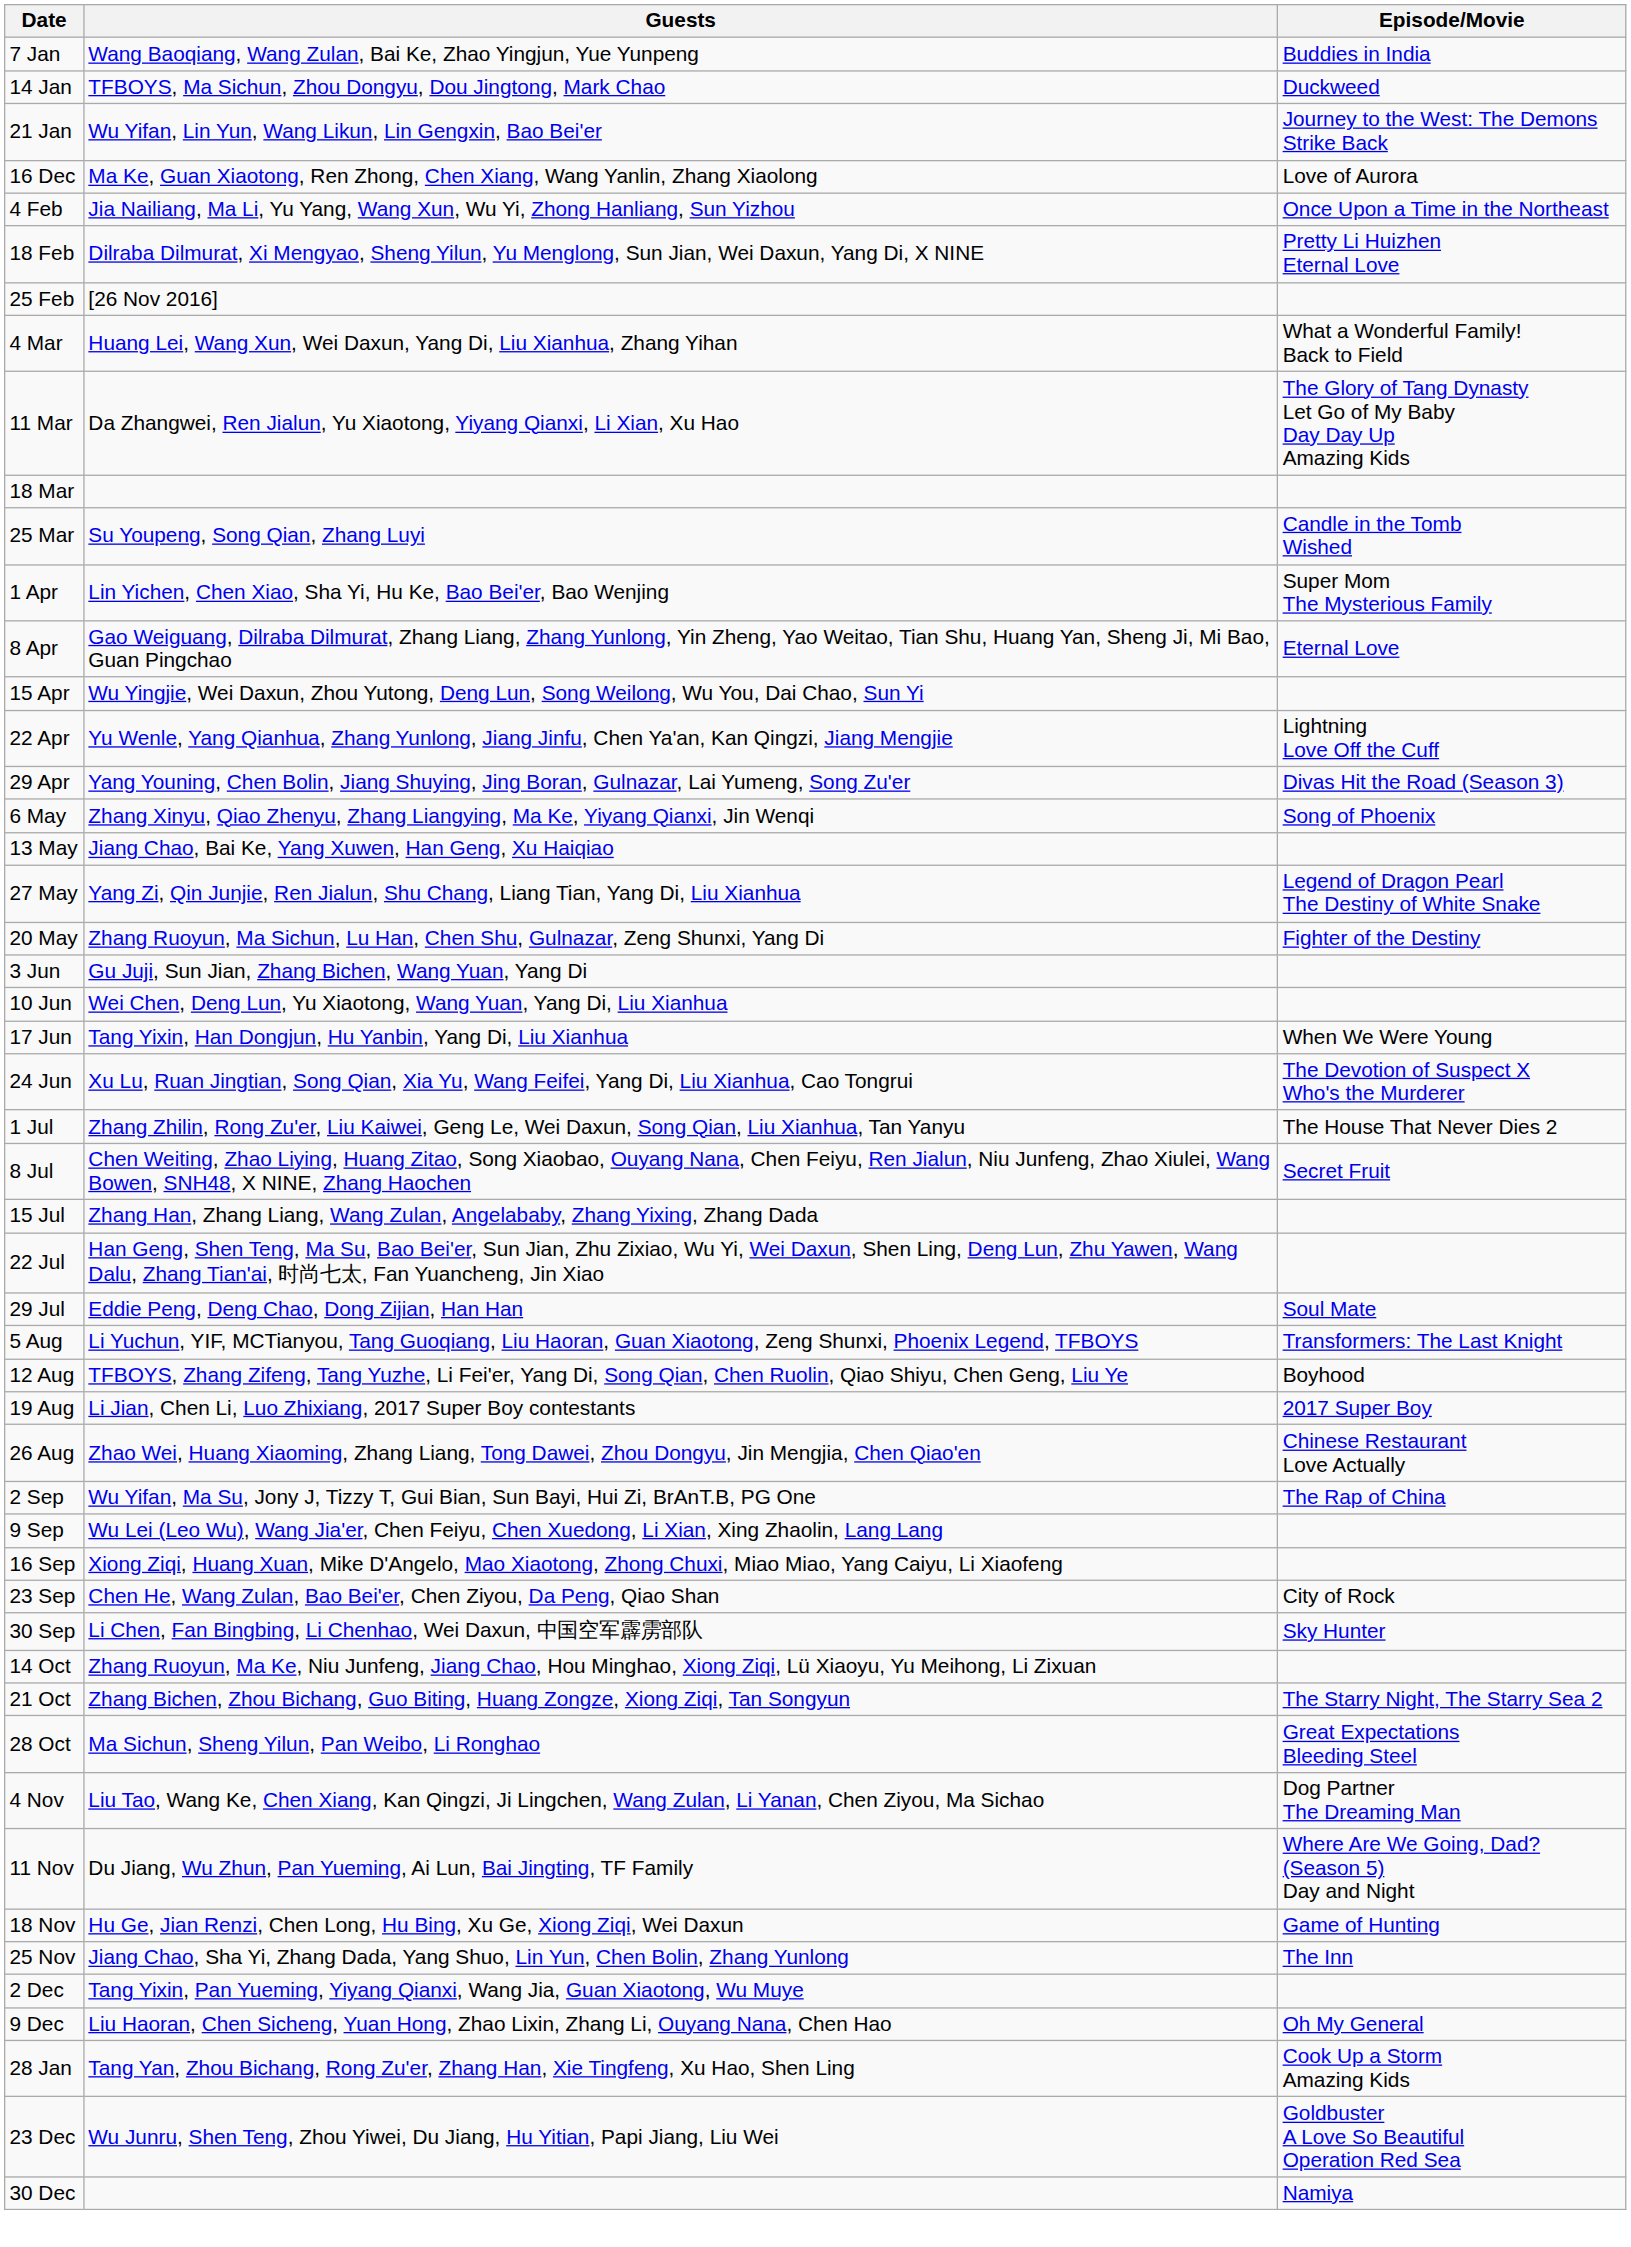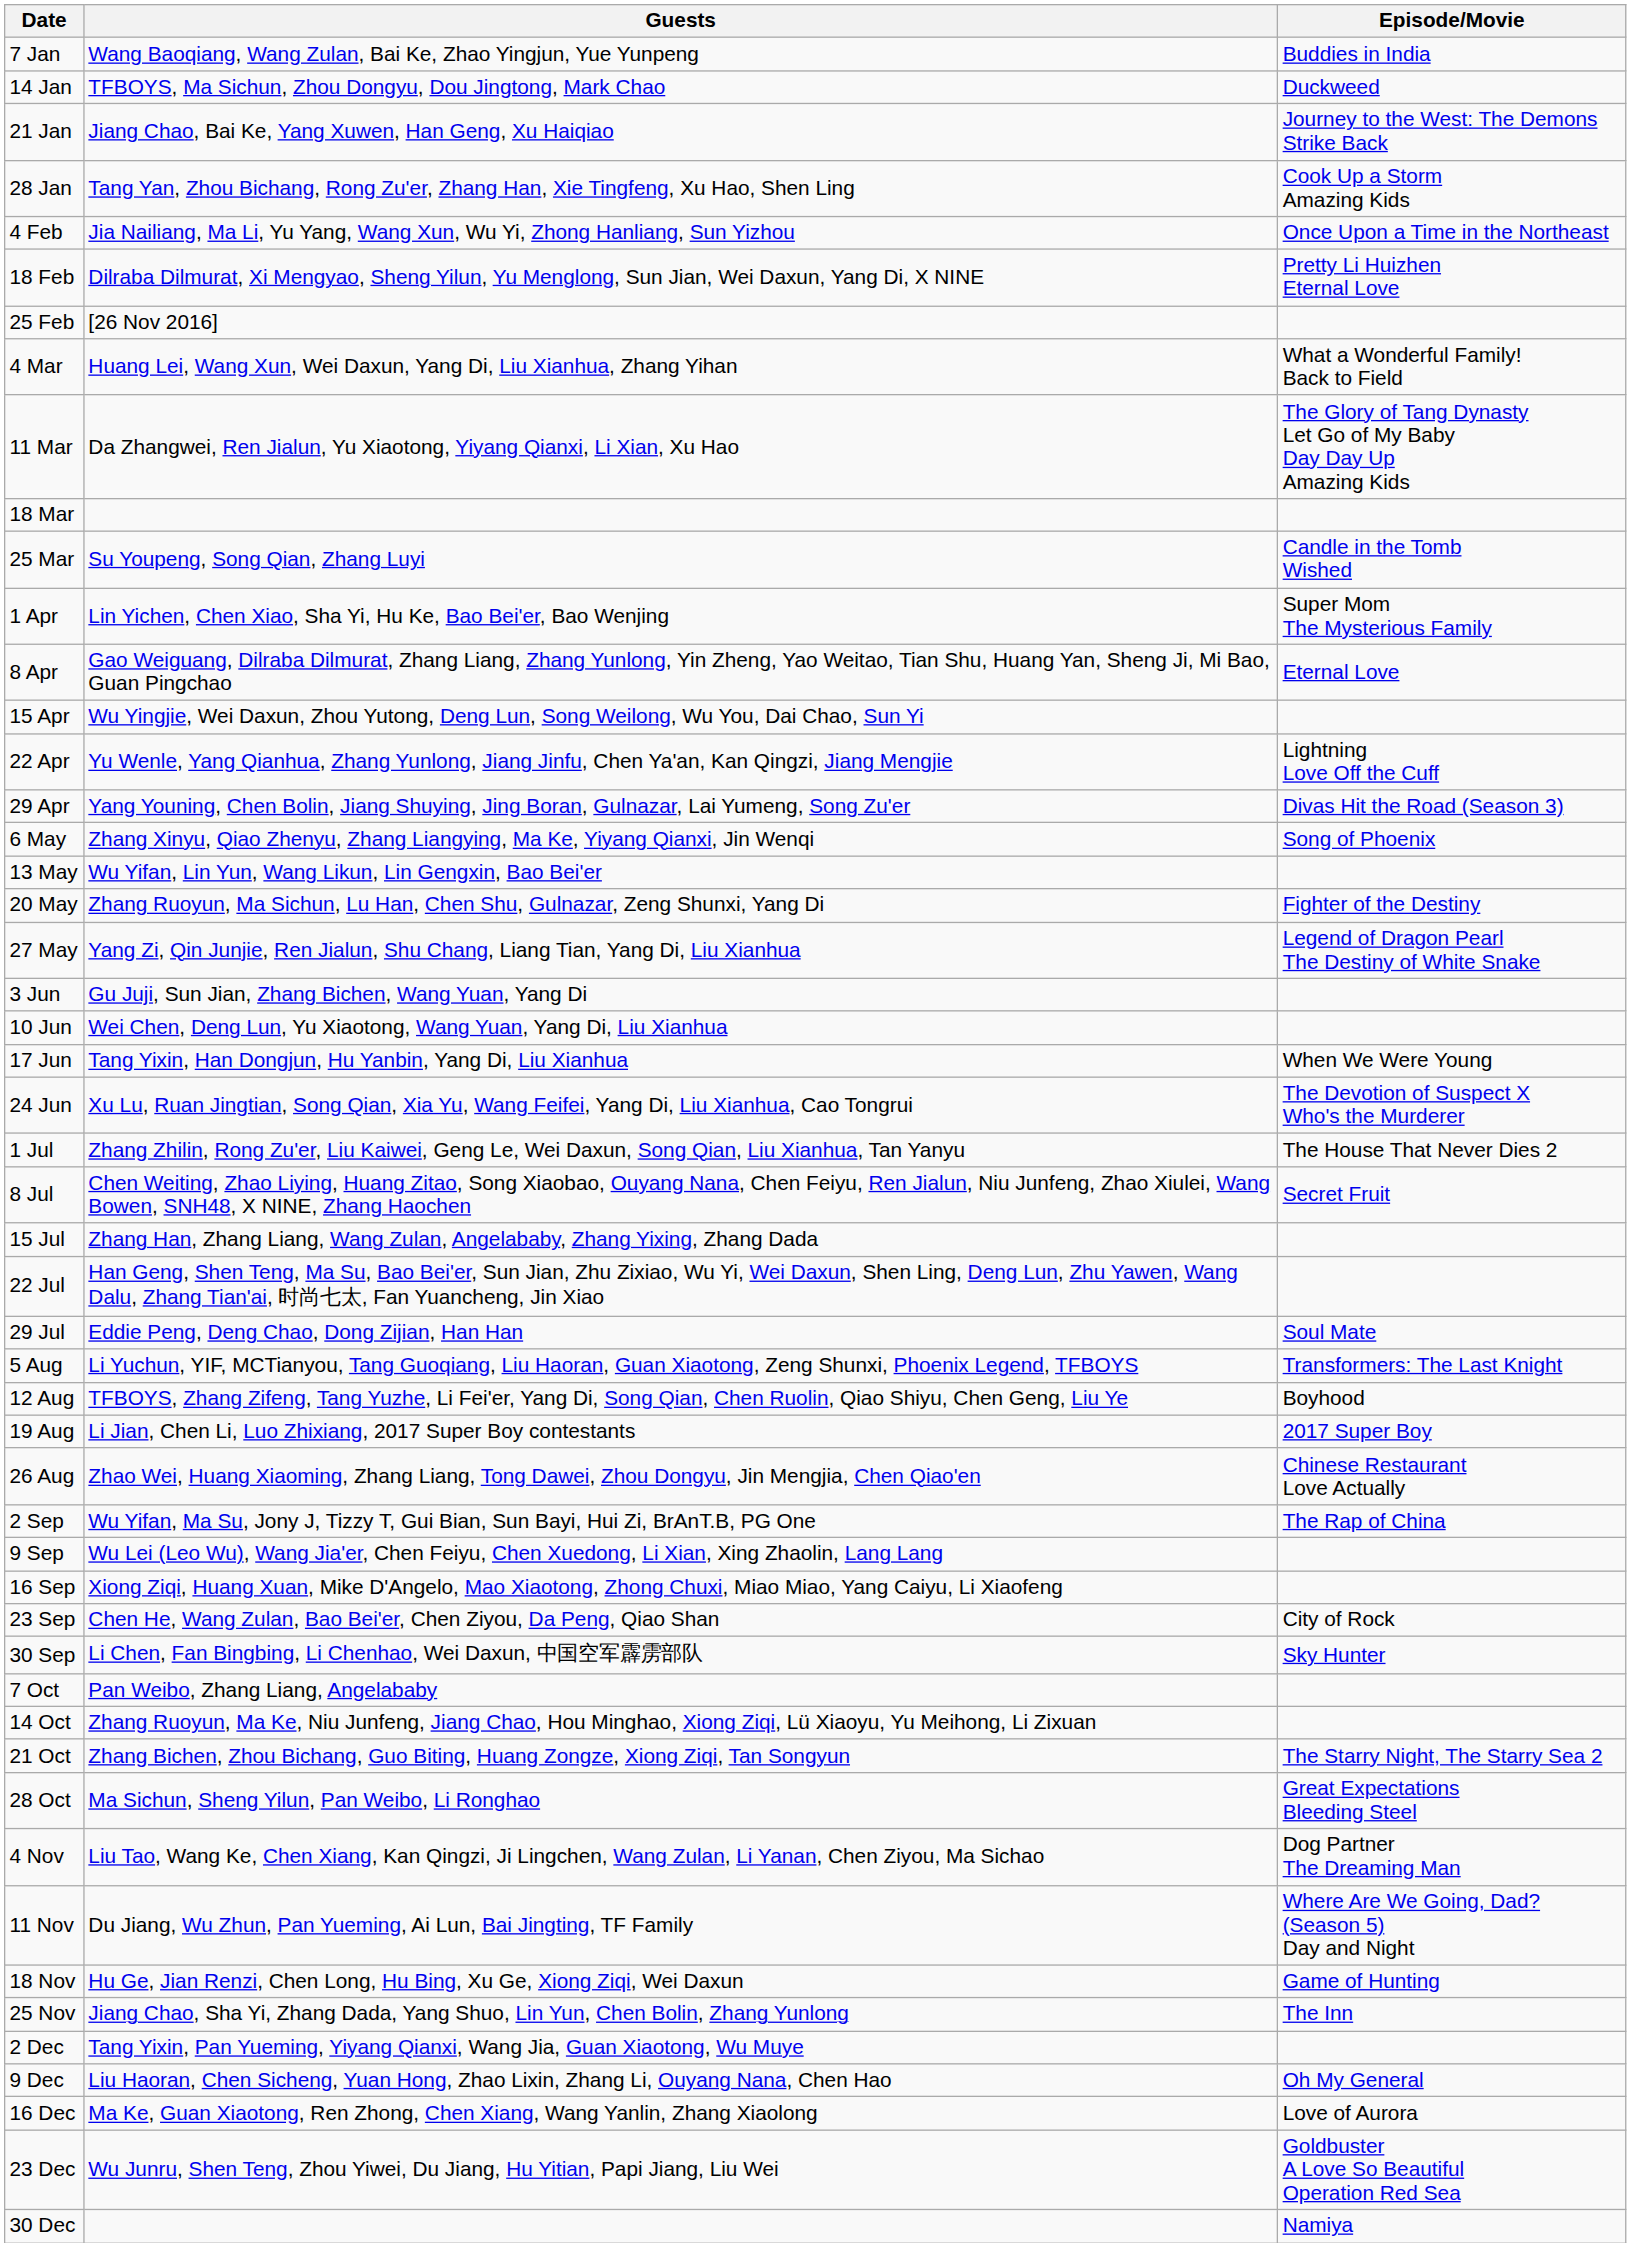(345, 131) Wu Yifan, Lin Yun, Wang Likun, Lin Gengxin, Bao Bei'er -> (351, 131) Jiang Chao, Bai Ke, Yang Xuwen, Han Geng, Xu Haiqiao
rows swapped: (41, 2068) <-> (42, 176)
(351, 848) Jiang Chao, Bai Ke, Yang Xuwen, Han Geng, Xu Haiqiao -> (345, 872) Wu Yifan, Lin Yun, Wang Likun, Lin Gengxin, Bao Bei'er
rows swapped: (44, 938) <-> (44, 893)
+ row: (34, 1689)
